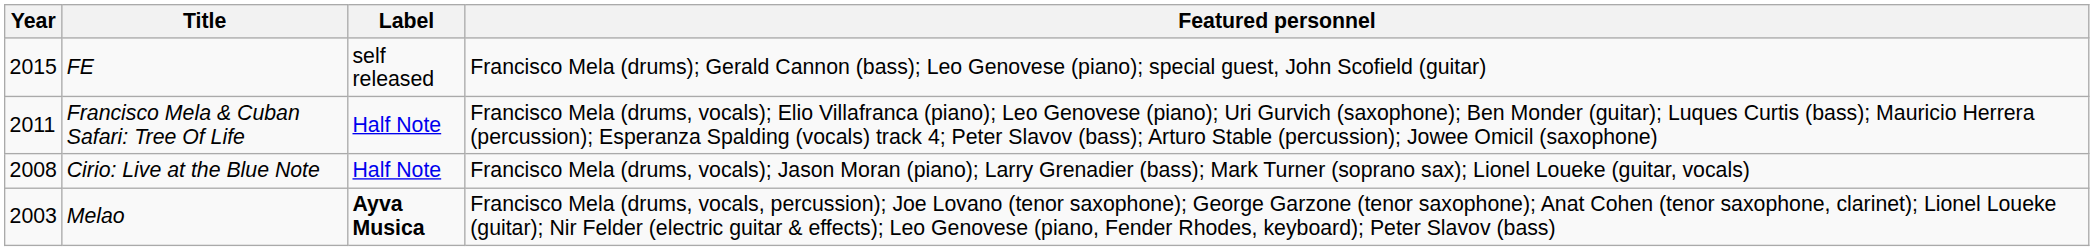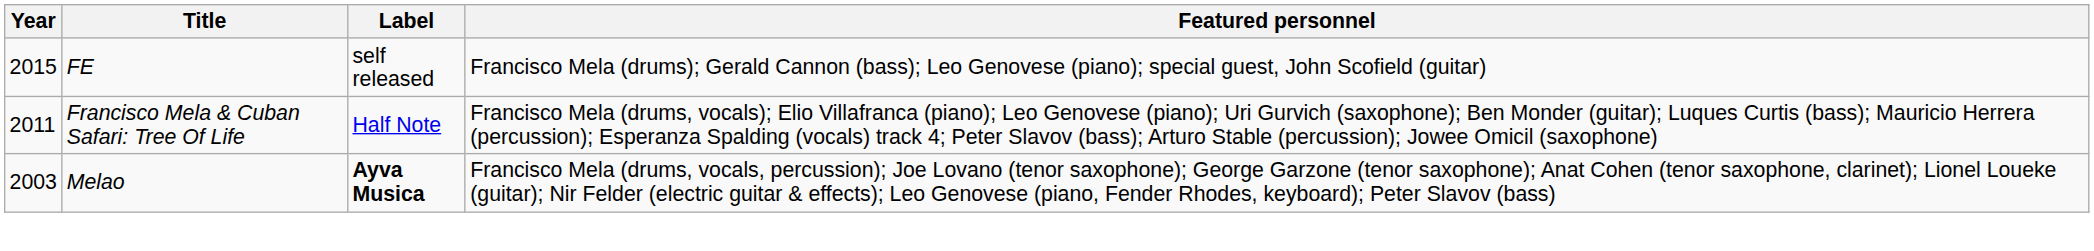- row: (193, 170)
